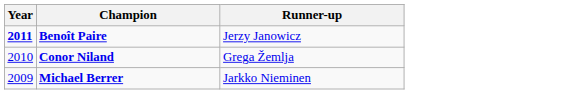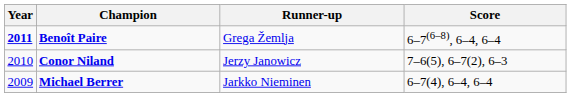+ column: (485, 15)
(262, 36) Jerzy Janowicz -> (258, 38) Grega Žemlja
(258, 57) Grega Žemlja -> (262, 61) Jerzy Janowicz
